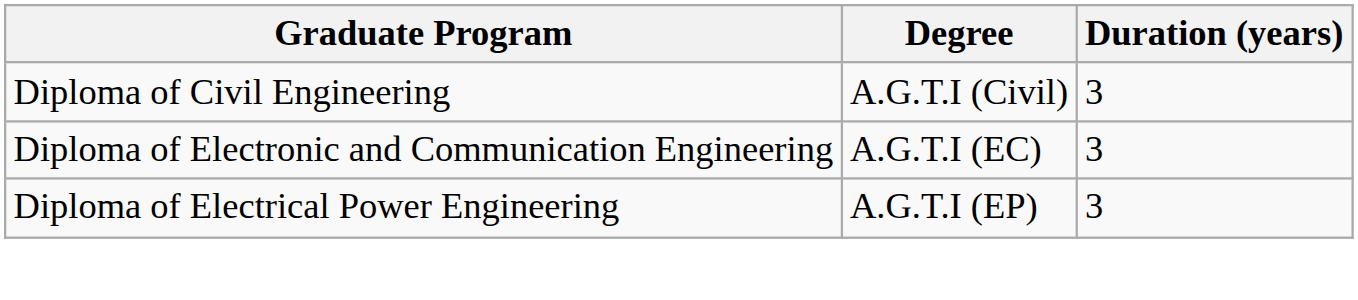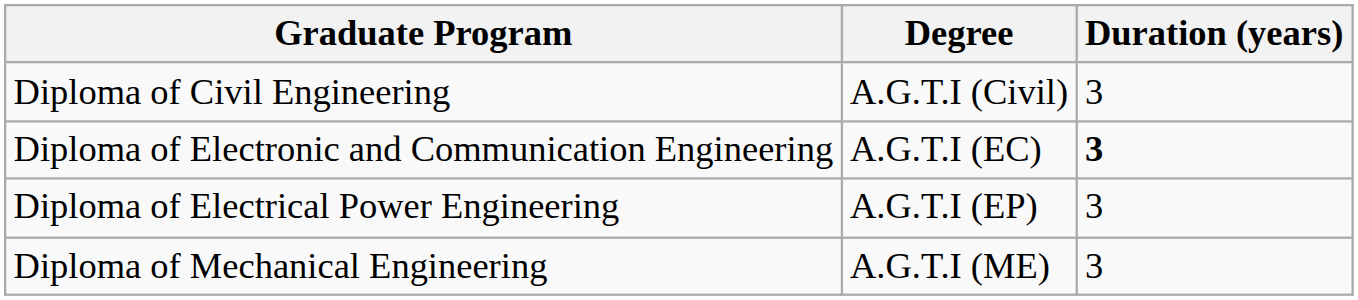(1094, 149) normal -> (1094, 149) bold
+ row: (280, 264)
